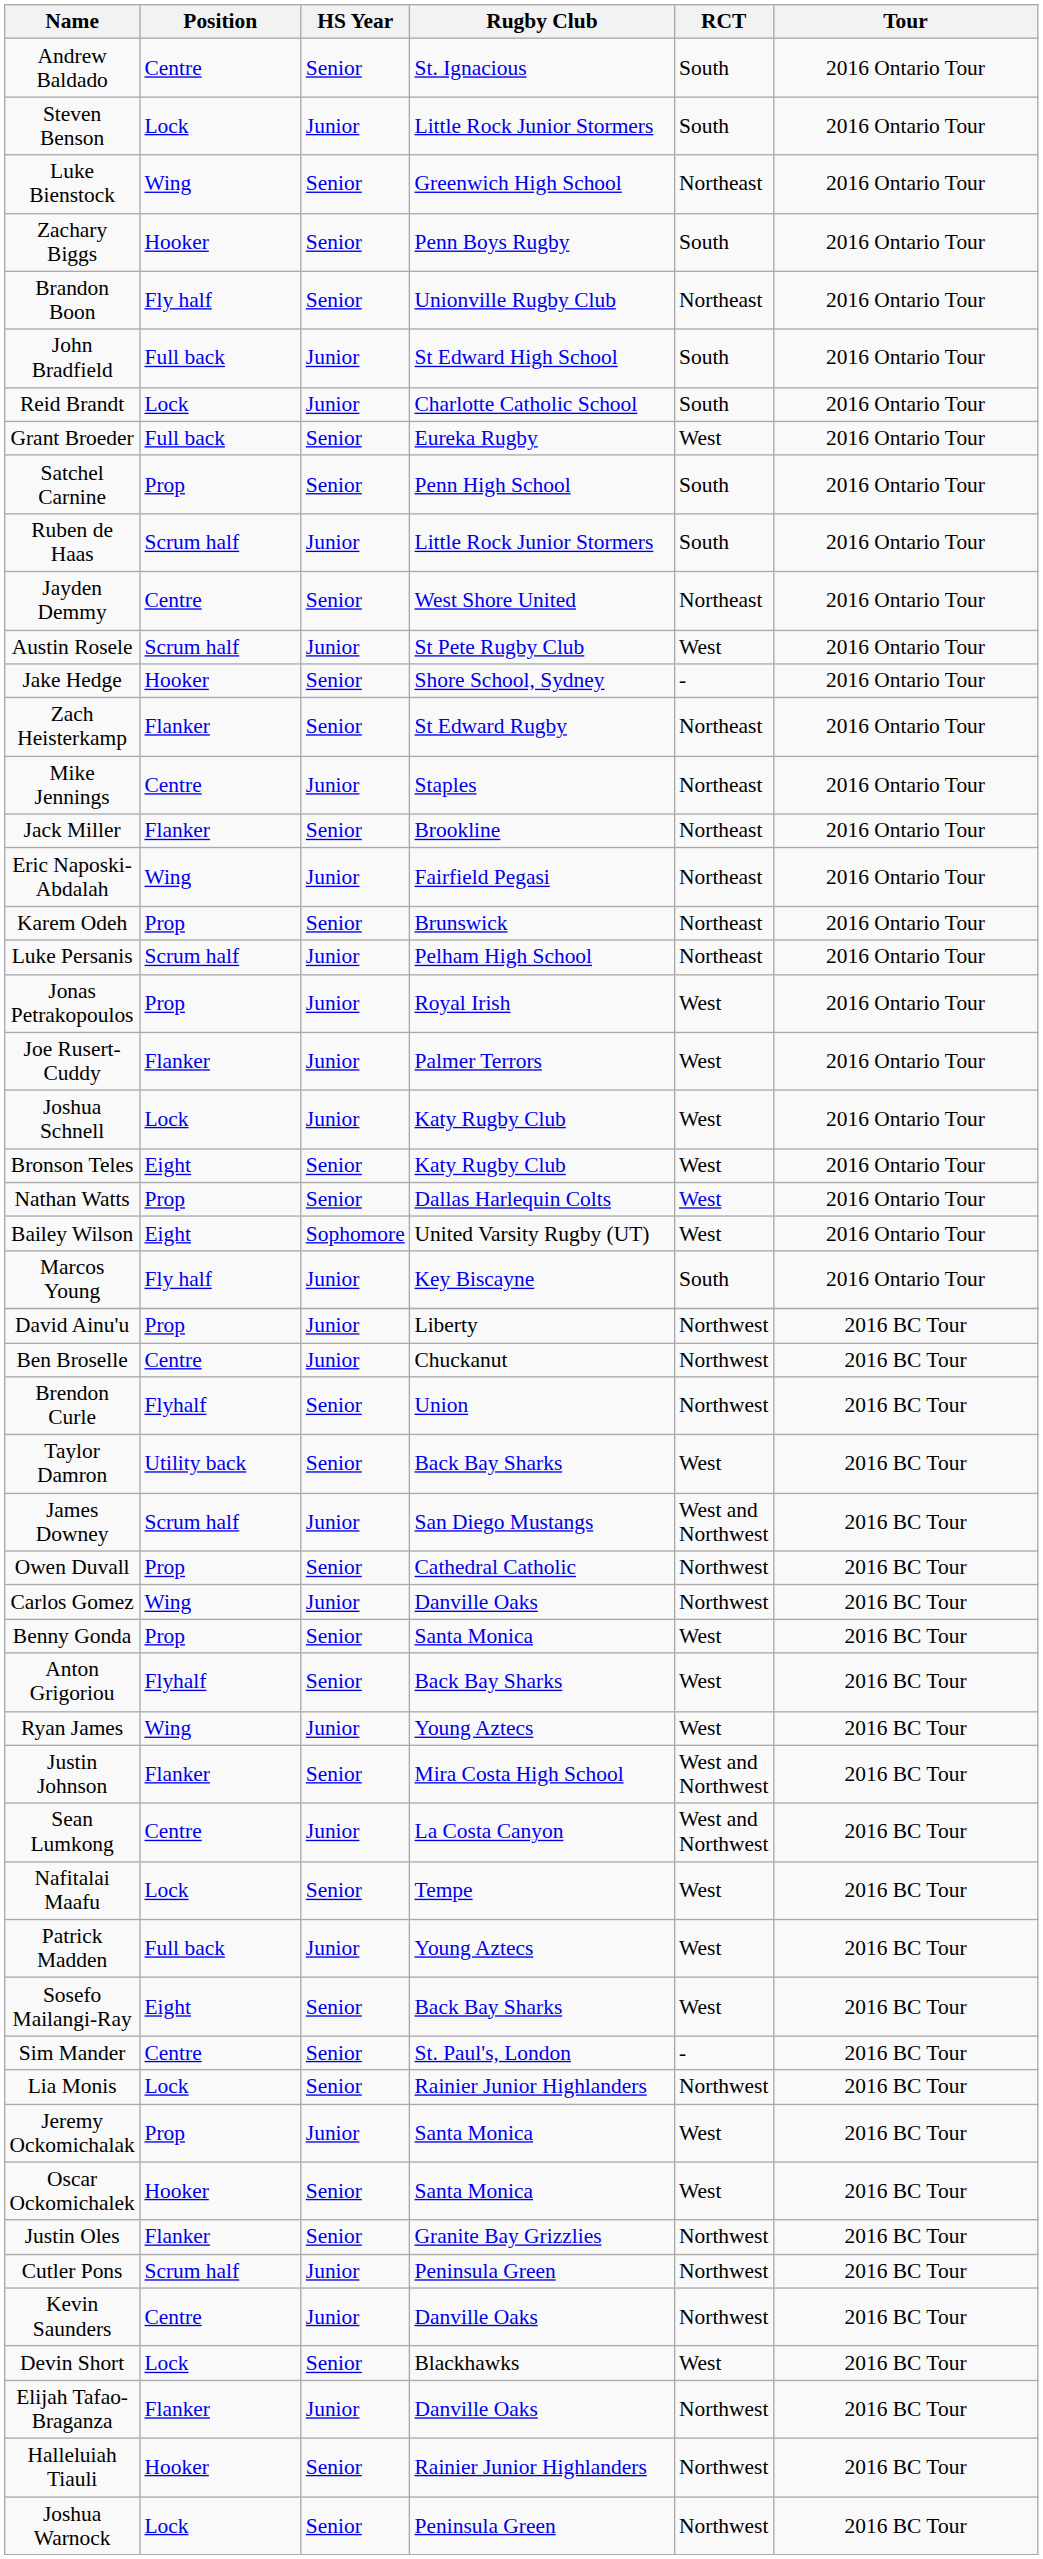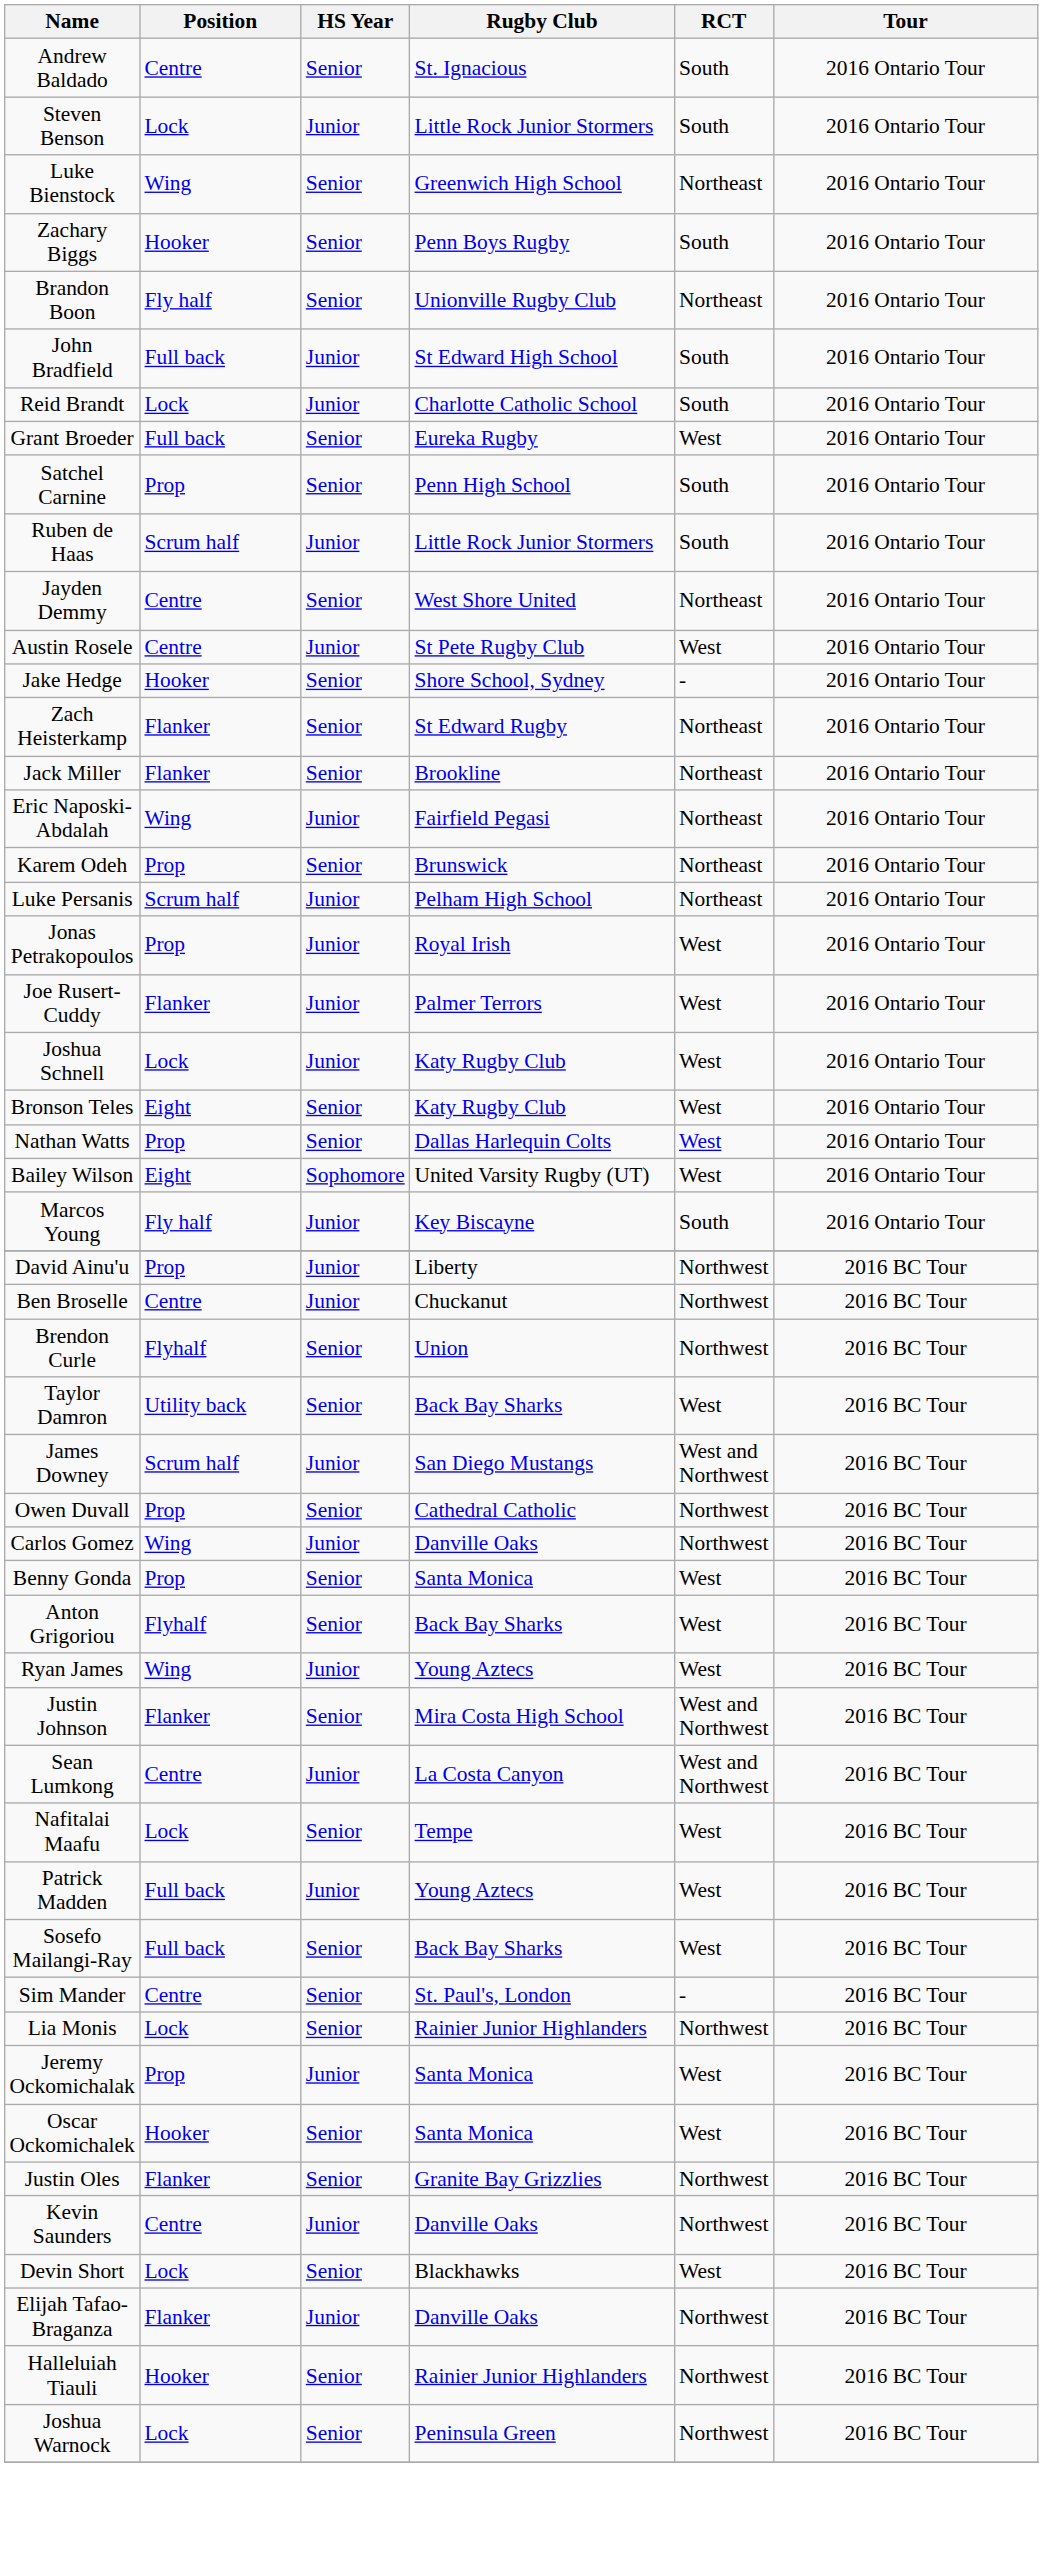(192, 646) Scrum half -> (173, 646) Centre
- row: (72, 784)
(168, 2006) Eight -> (185, 1948) Full back
- row: (72, 2270)
